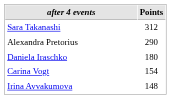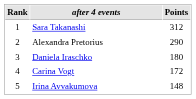+ column: (17, 12)
(151, 72) 154 -> (176, 72) 172
